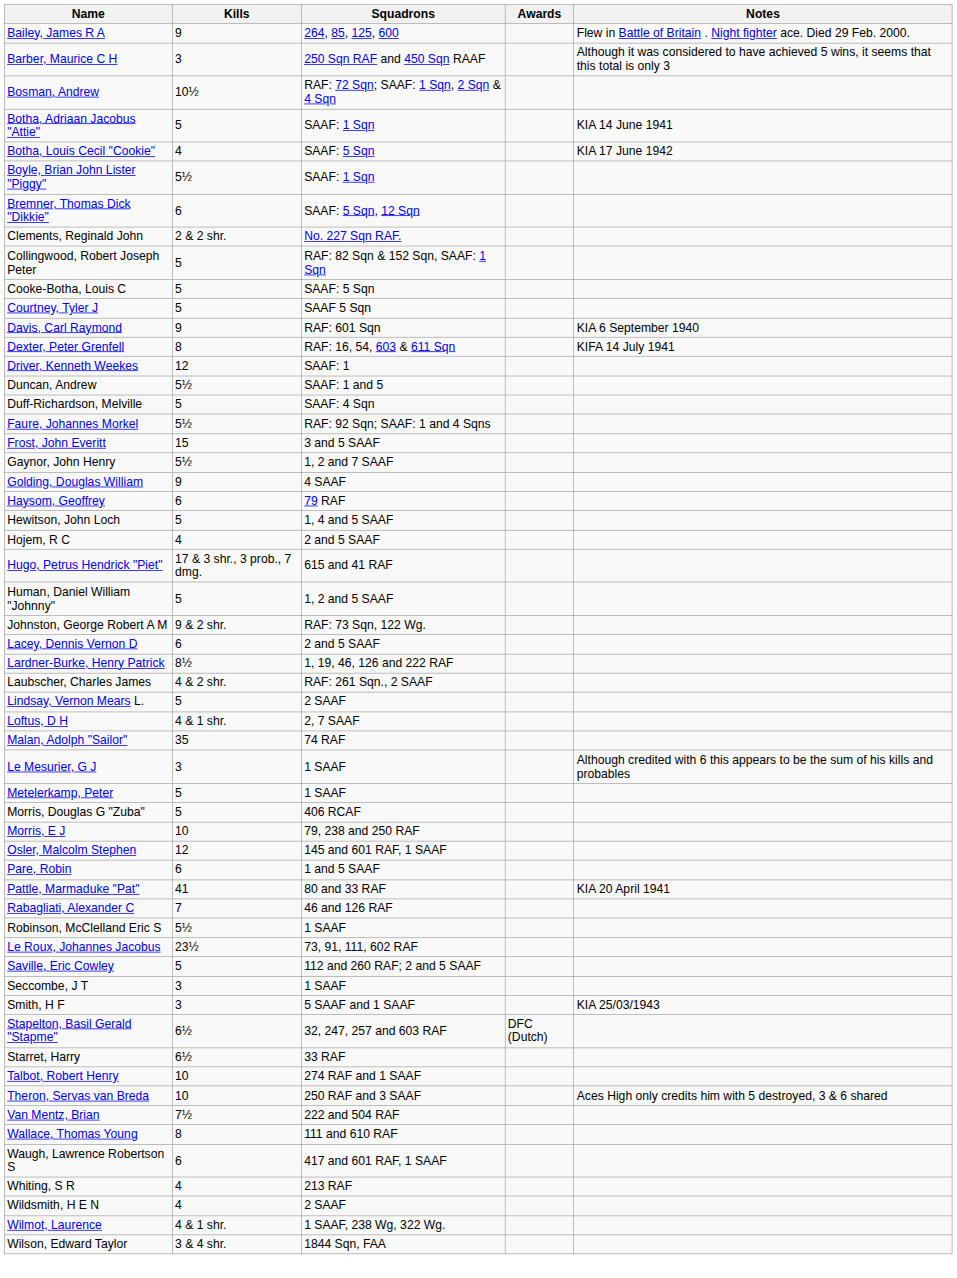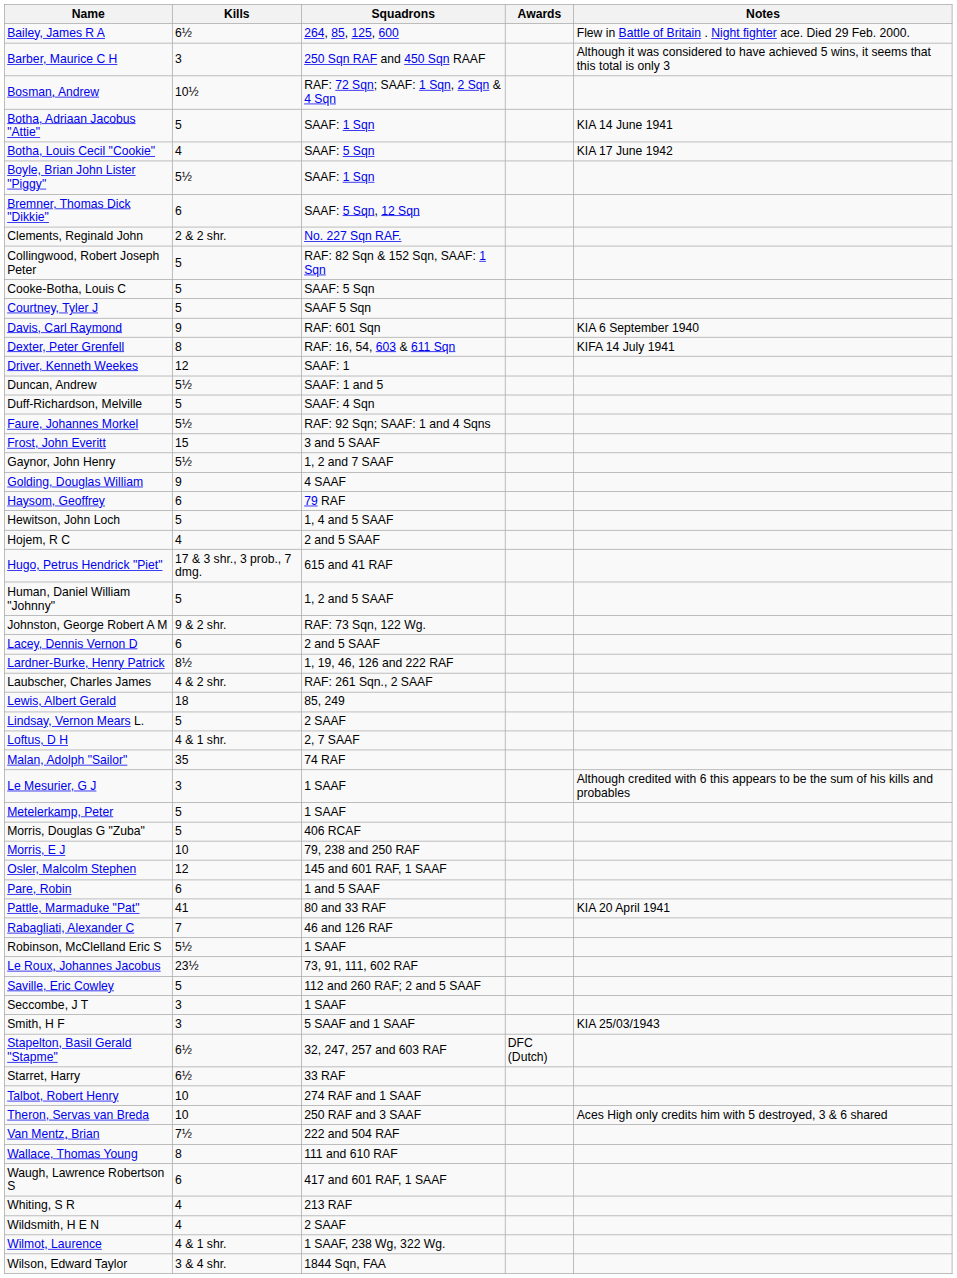(178, 33) 9 -> (184, 33) 6½
+ row: (62, 702)
